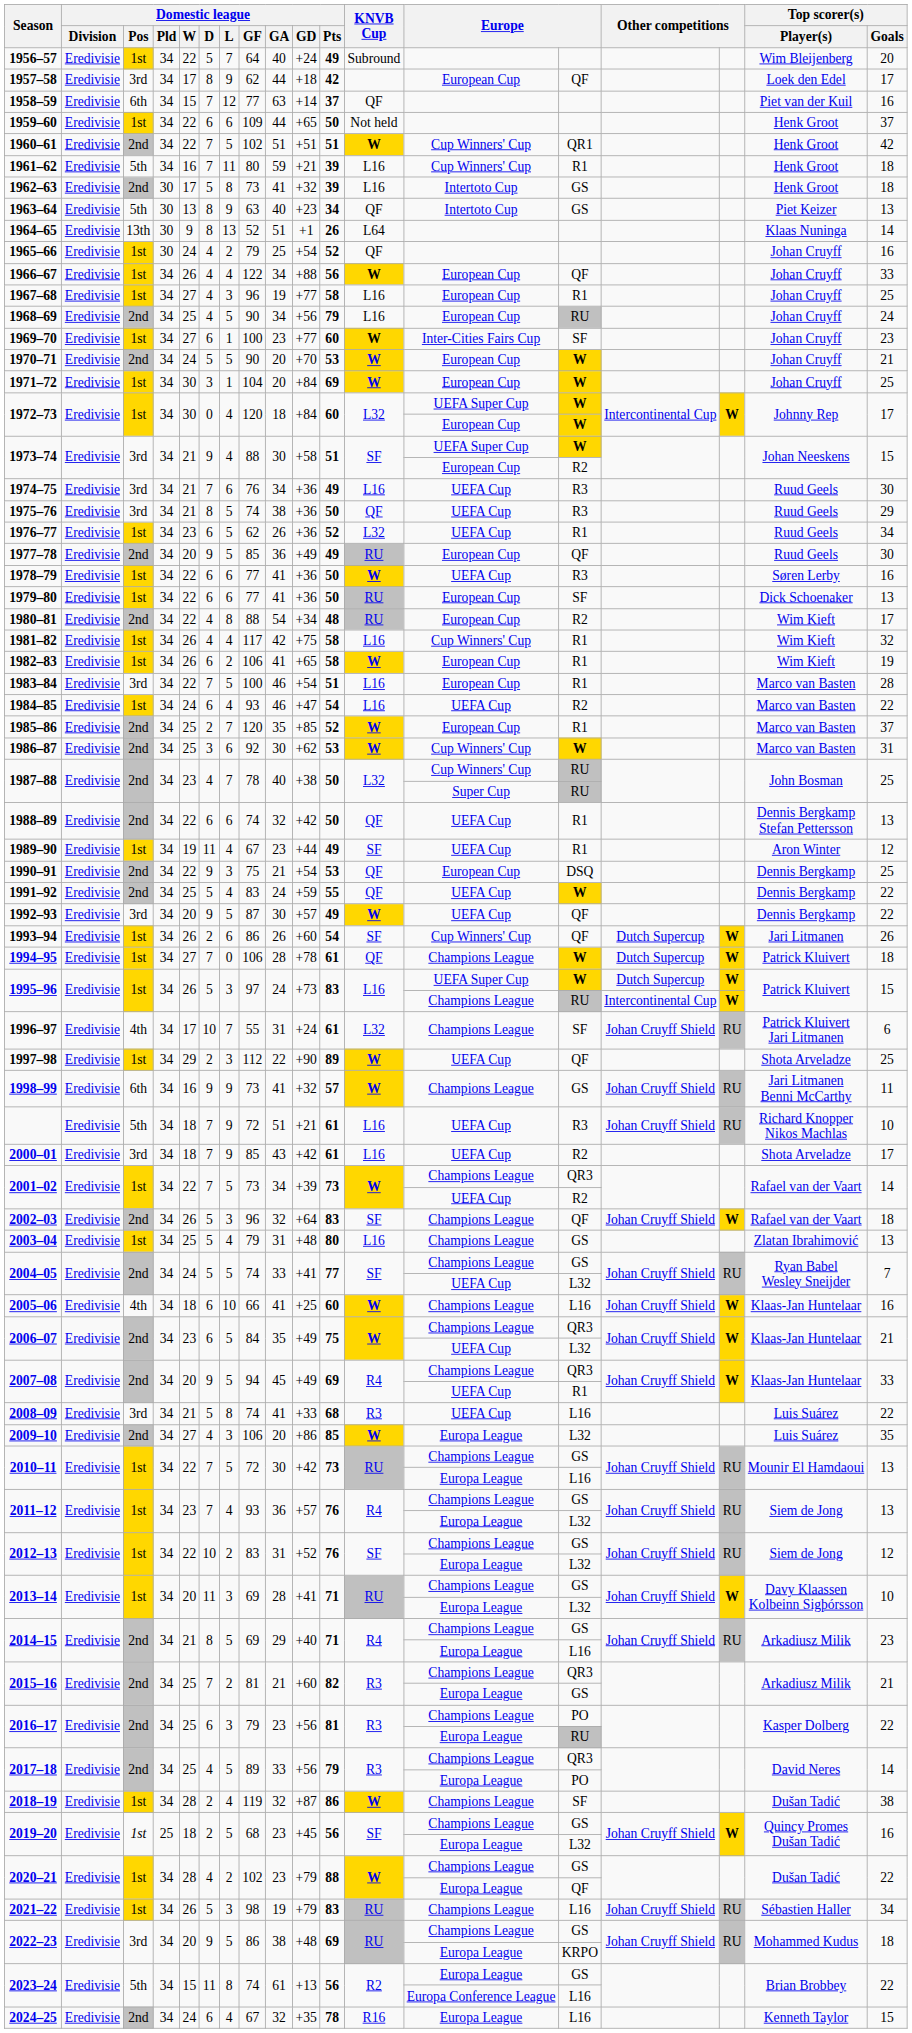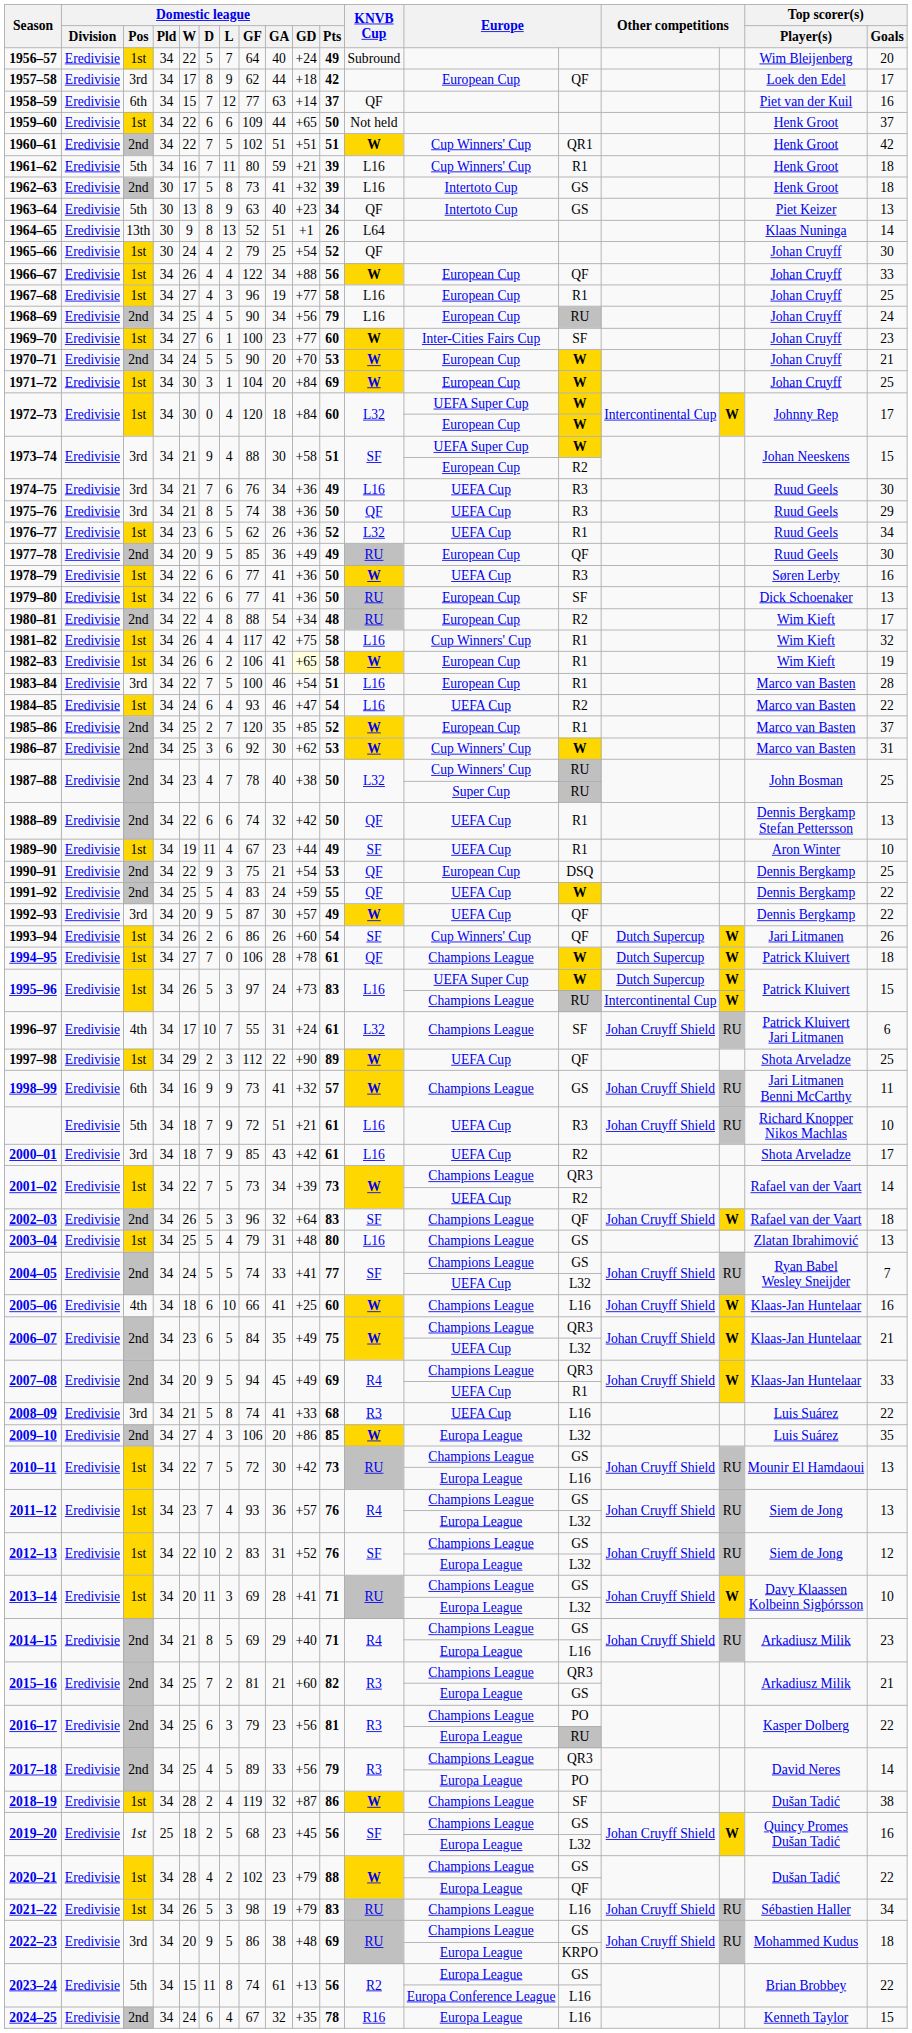(887, 252) 16 -> (887, 252) 30
(306, 662) no background -> (306, 662) lightyellow background
(887, 850) 12 -> (887, 850) 10
